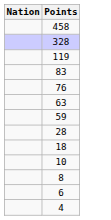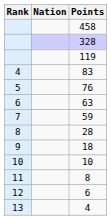+ column: (18, 12)
